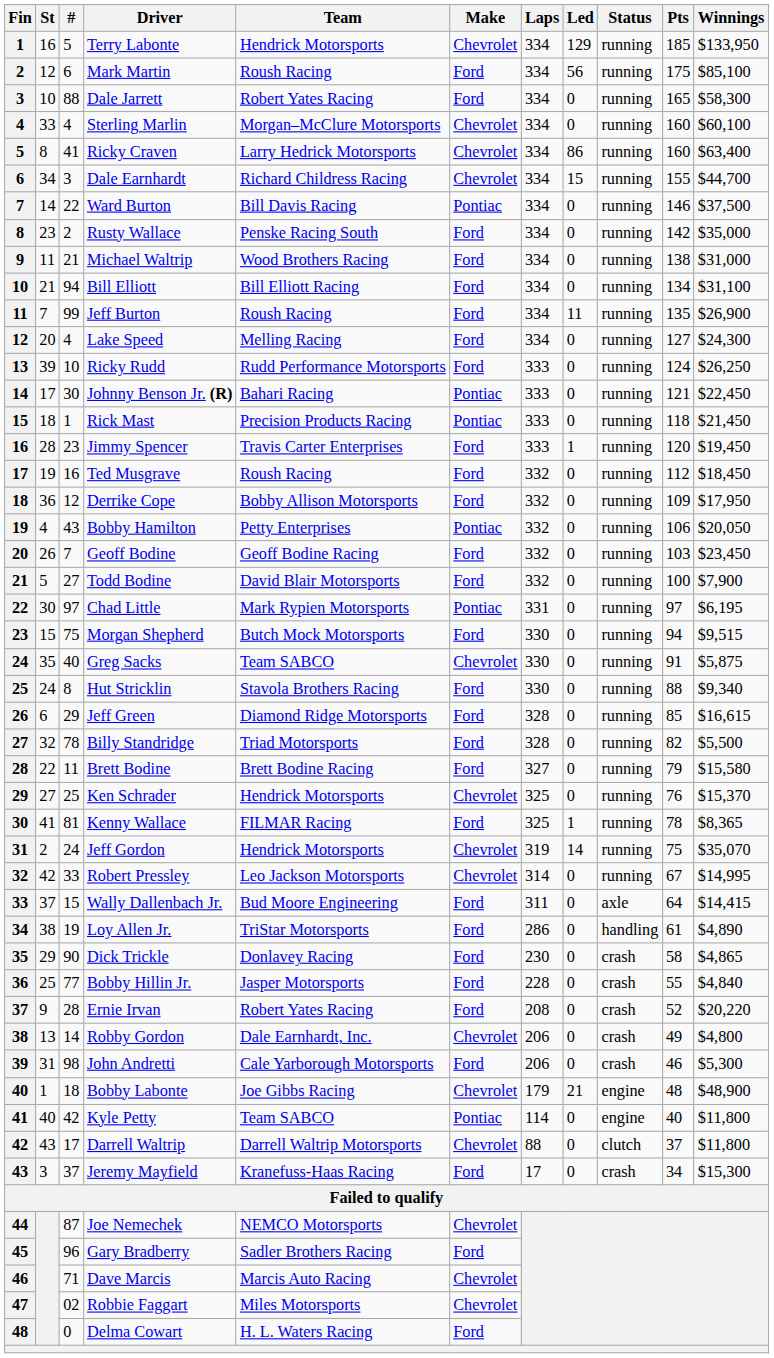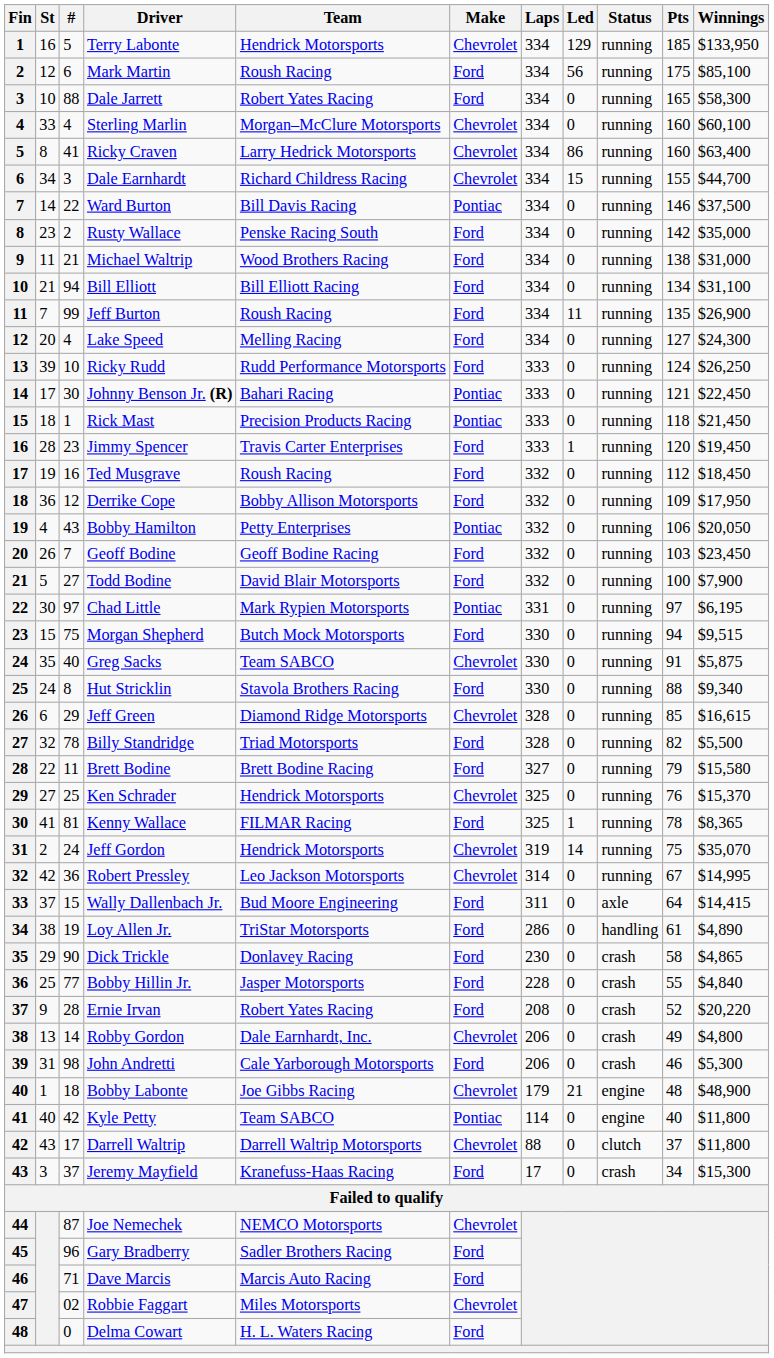(469, 715) Ford -> (485, 715) Chevrolet
(71, 876) 33 -> (71, 876) 36
(485, 1278) Chevrolet -> (469, 1278) Ford
